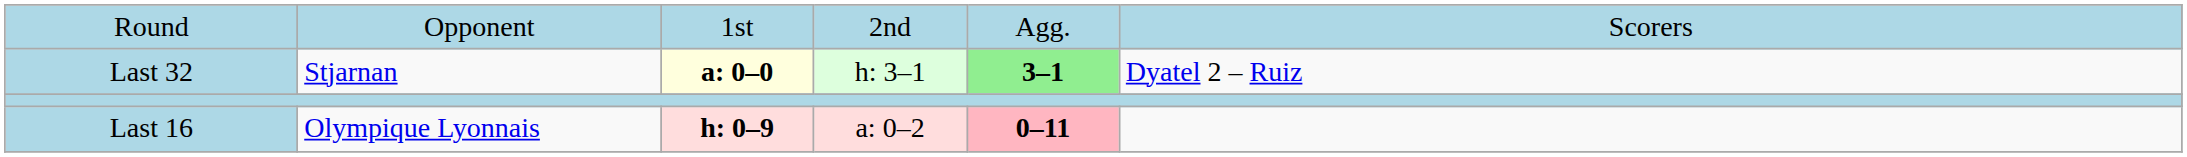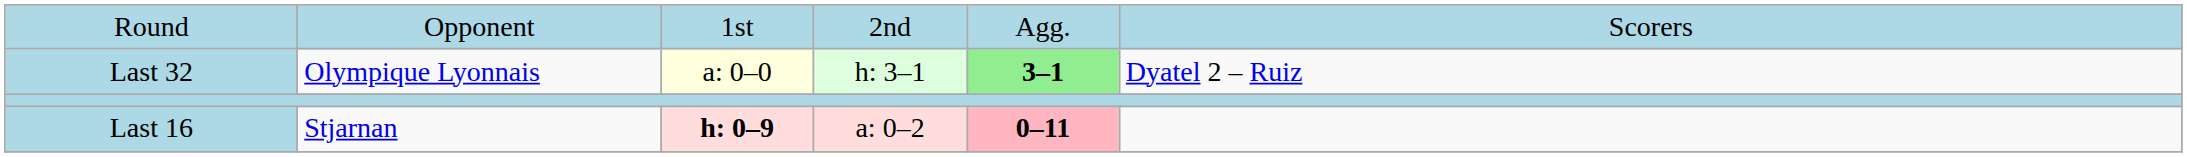(351, 71) Stjarnan -> (422, 71) Olympique Lyonnais
(737, 71) bold -> (737, 71) normal
(422, 128) Olympique Lyonnais -> (351, 128) Stjarnan
